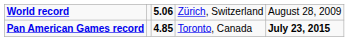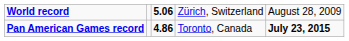(163, 28) 4.85 -> (163, 28) 4.86
